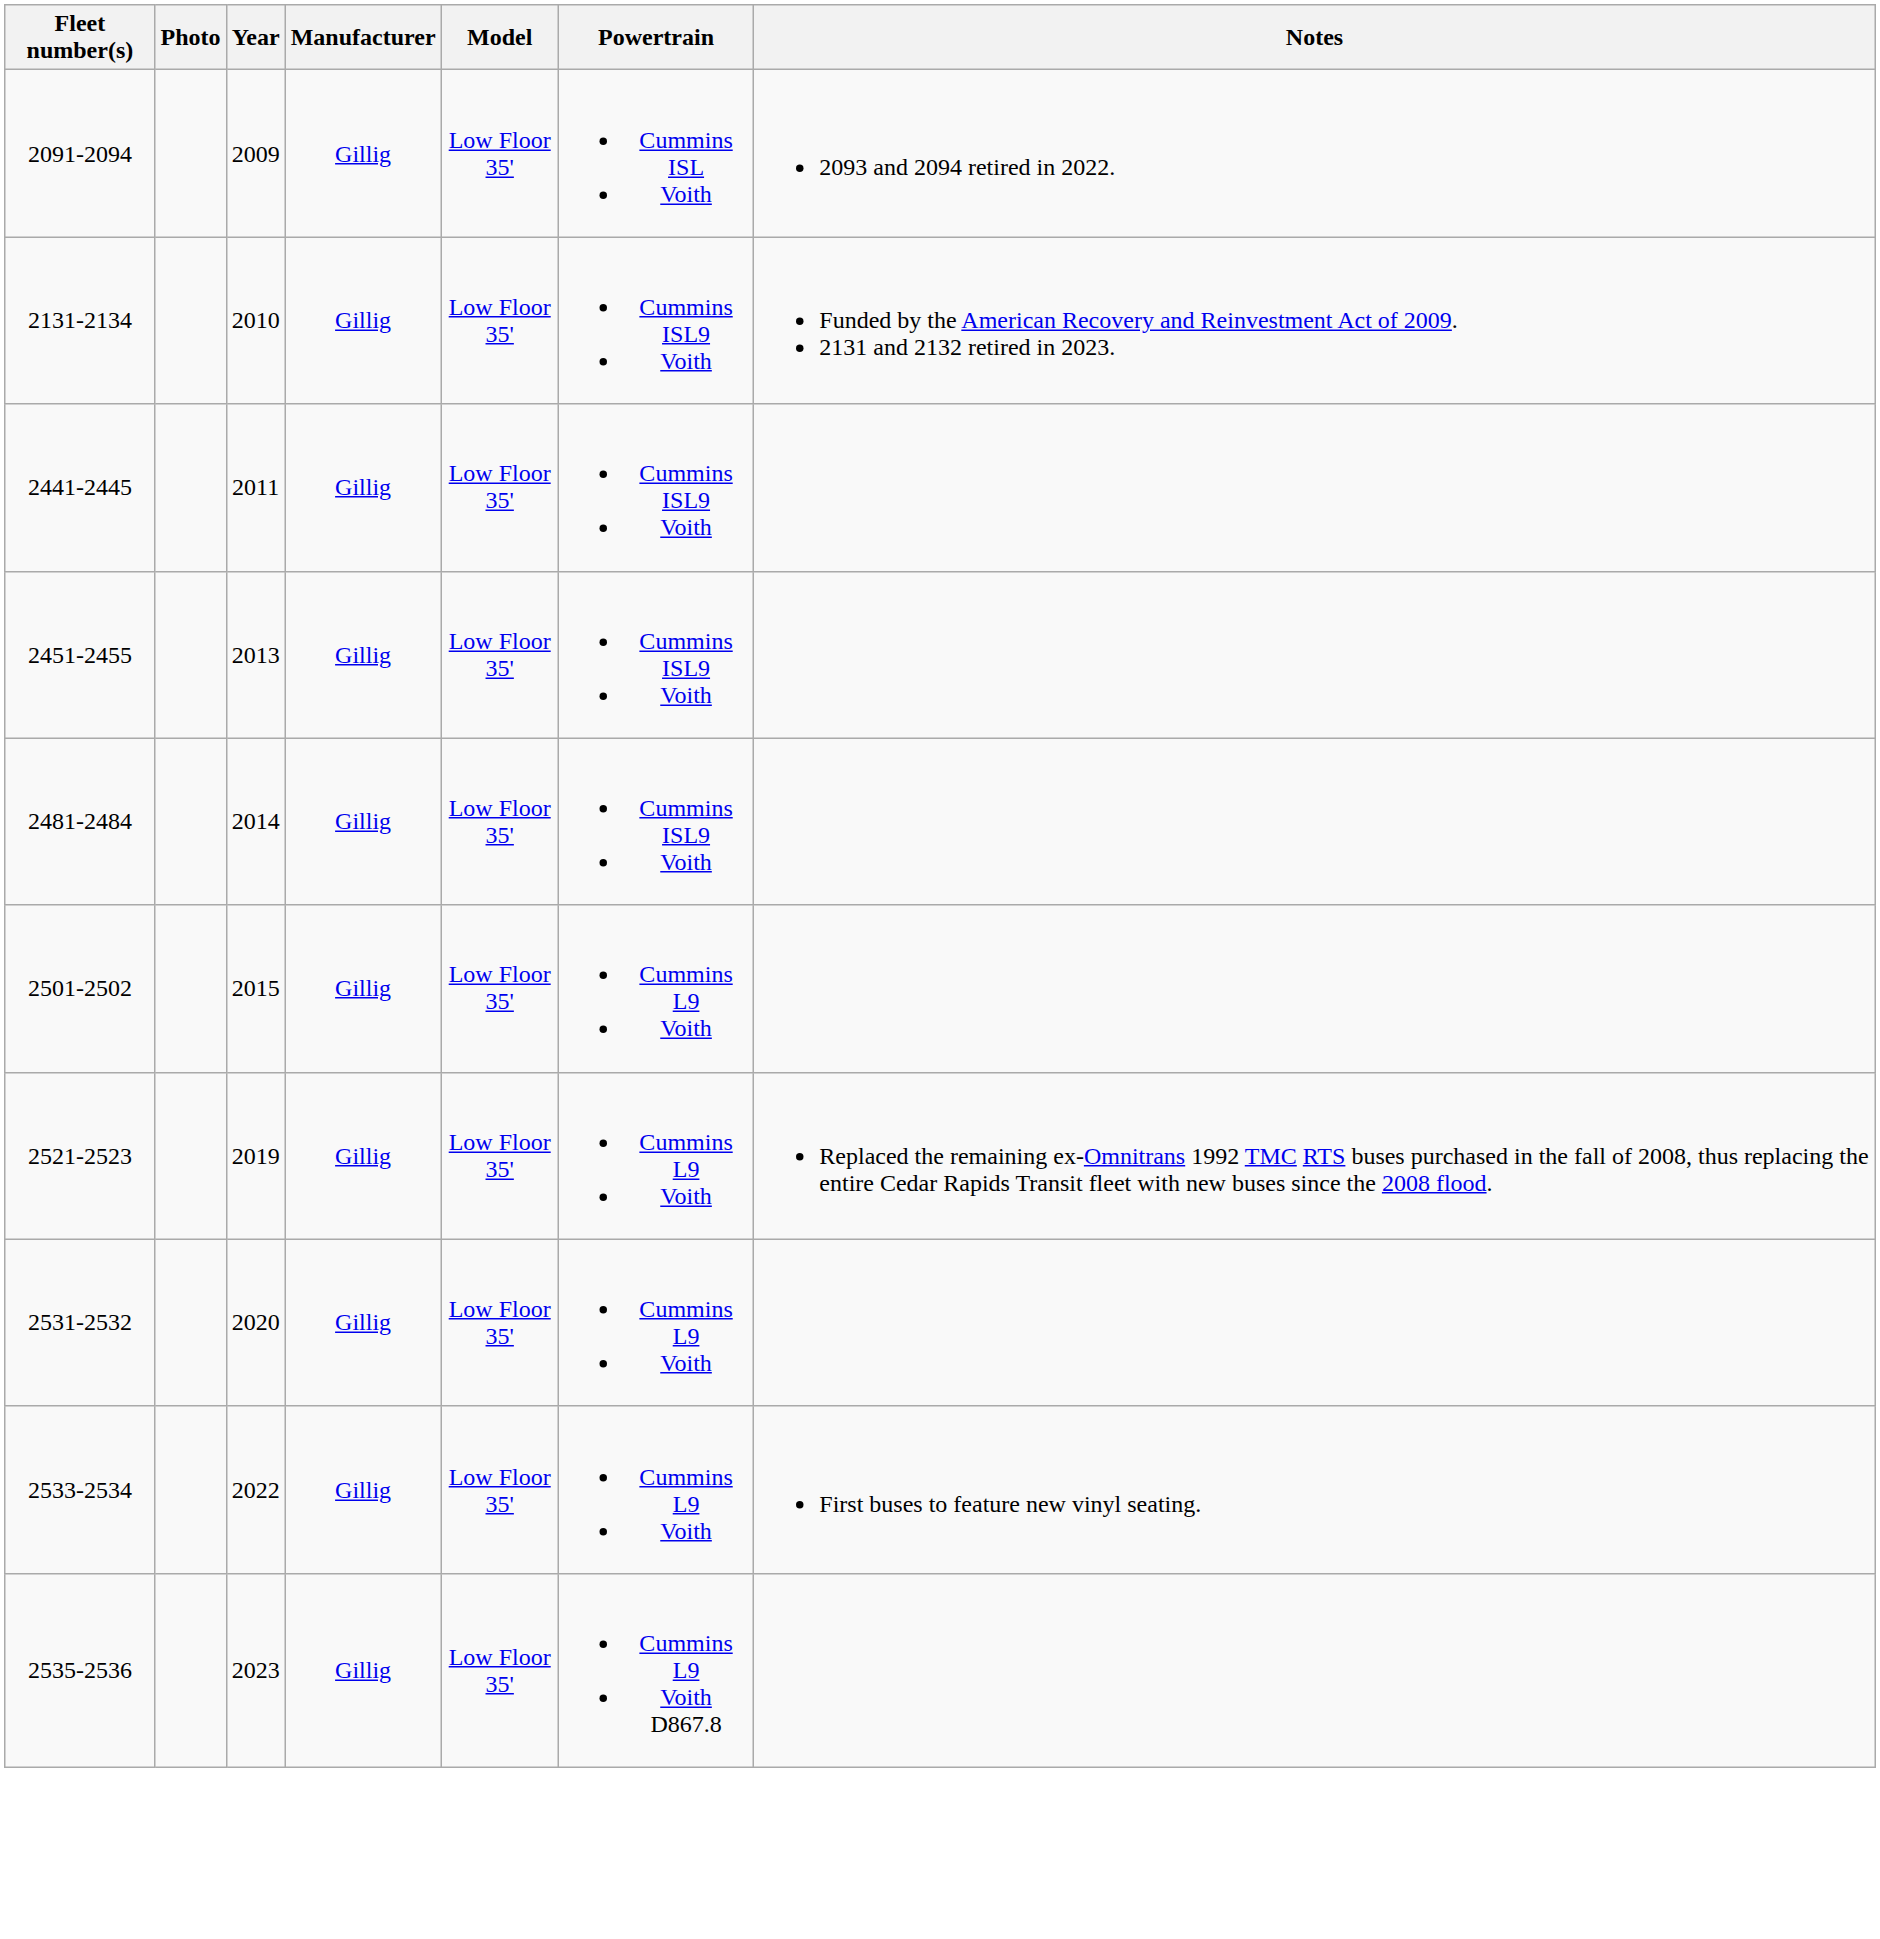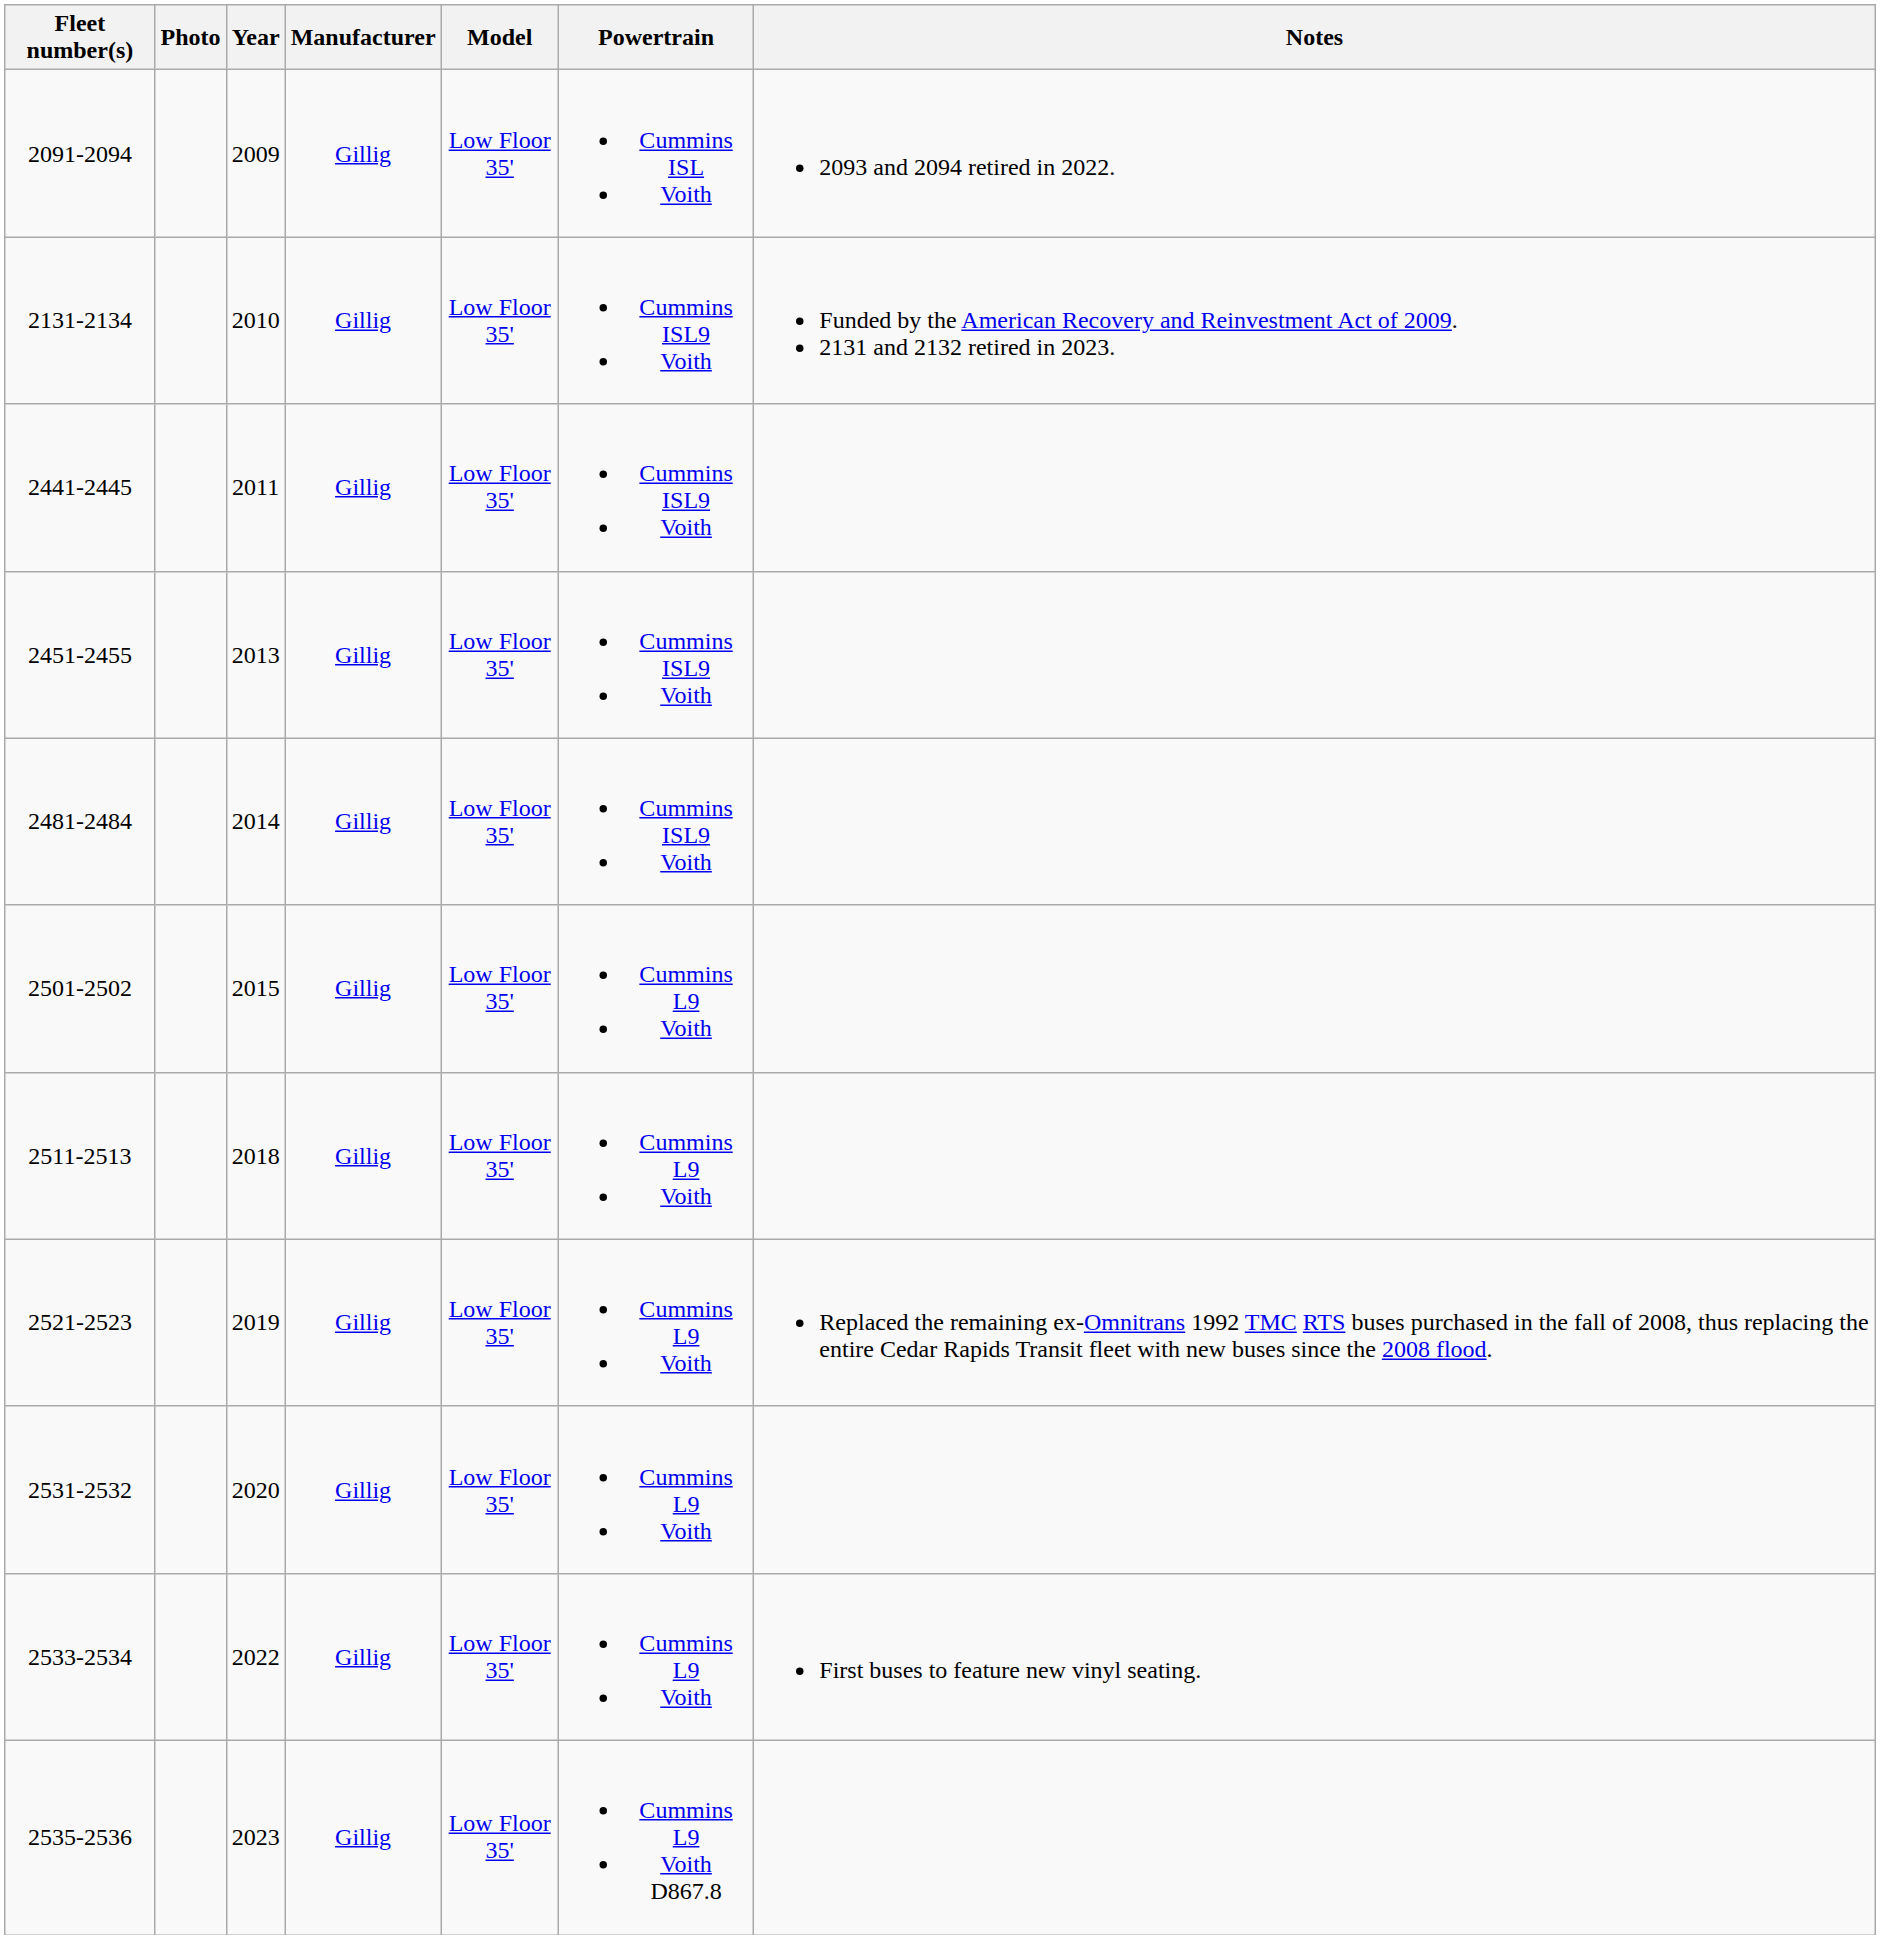+ row: (80, 1155)
